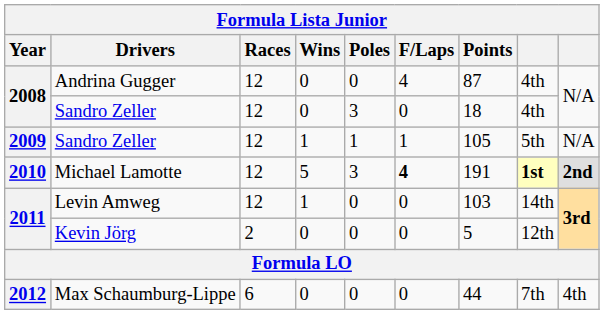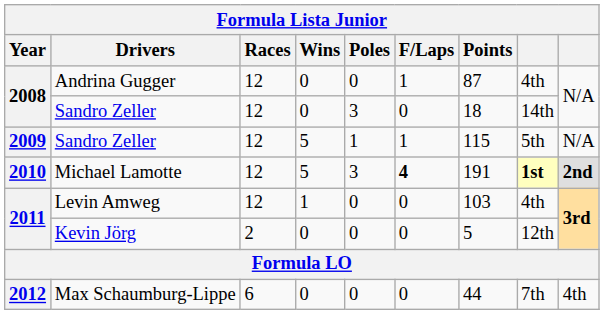(403, 80) 4 -> (403, 80) 1
(533, 110) 4th -> (538, 110) 14th
(304, 141) 1 -> (304, 141) 5
(477, 141) 105 -> (477, 141) 115
(538, 202) 14th -> (533, 202) 4th
